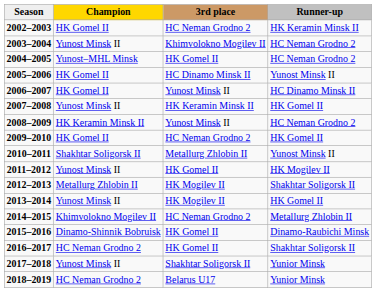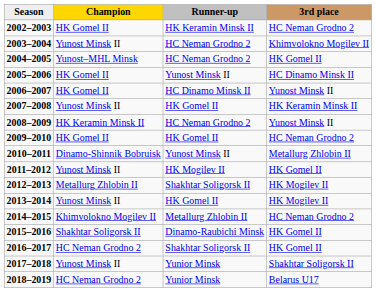columns swapped: (320, 12) <-> (216, 12)
(98, 153) Shakhtar Soligorsk II -> (108, 153) Dinamo-Shinnik Bobruisk
(108, 232) Dinamo-Shinnik Bobruisk -> (98, 232) Shakhtar Soligorsk II
